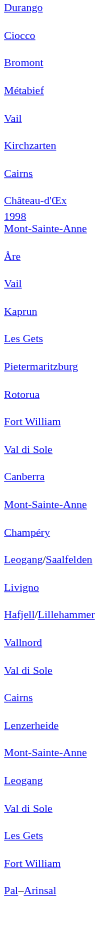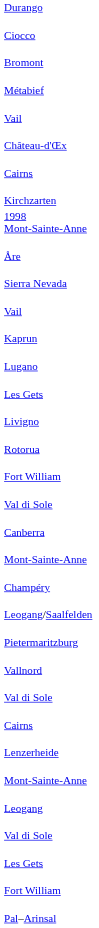rows swapped: (30, 145) <-> (35, 201)
+ row: (35, 283)
+ row: (21, 366)
rows swapped: (22, 587) <-> (41, 366)
- row: (49, 615)
